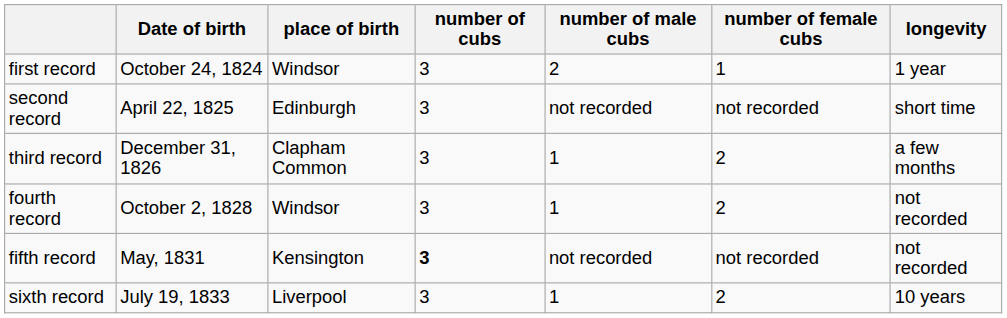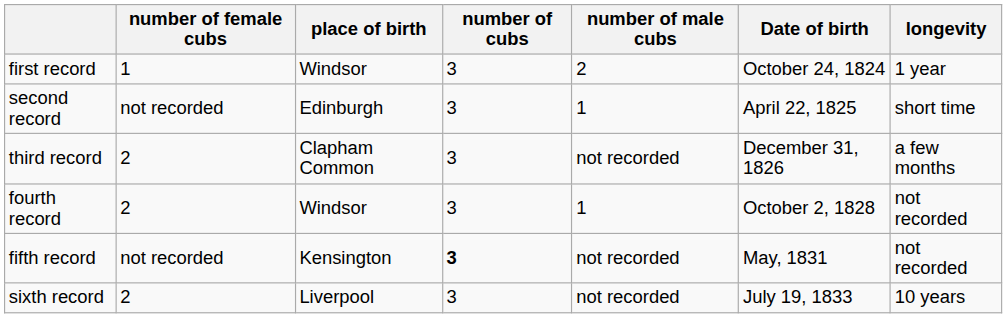columns swapped: (192, 29) <-> (801, 29)
(601, 108) not recorded -> (581, 108) 1
(554, 158) 1 -> (628, 158) not recorded
(554, 297) 1 -> (628, 297) not recorded
